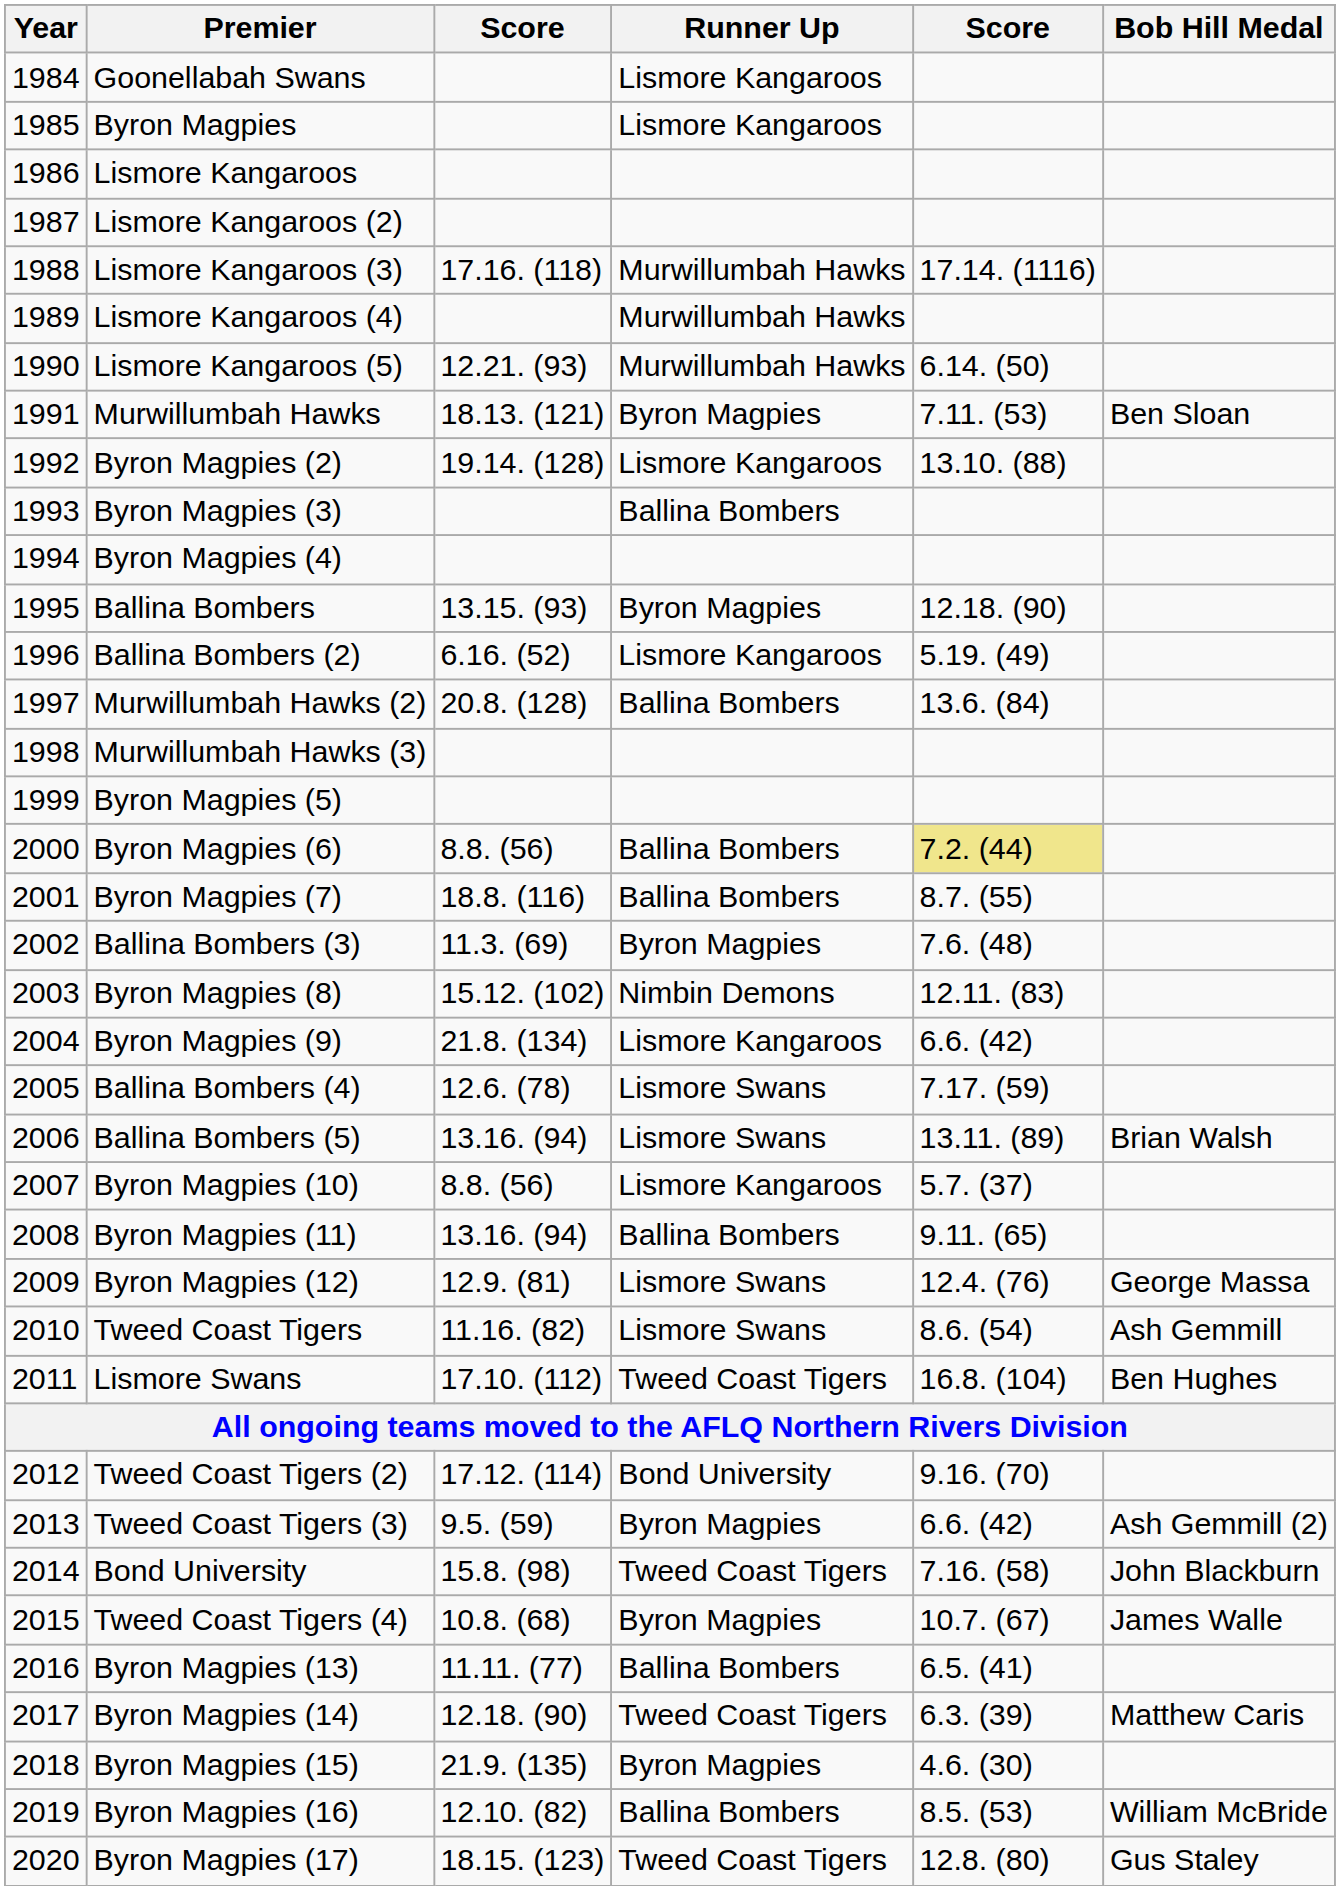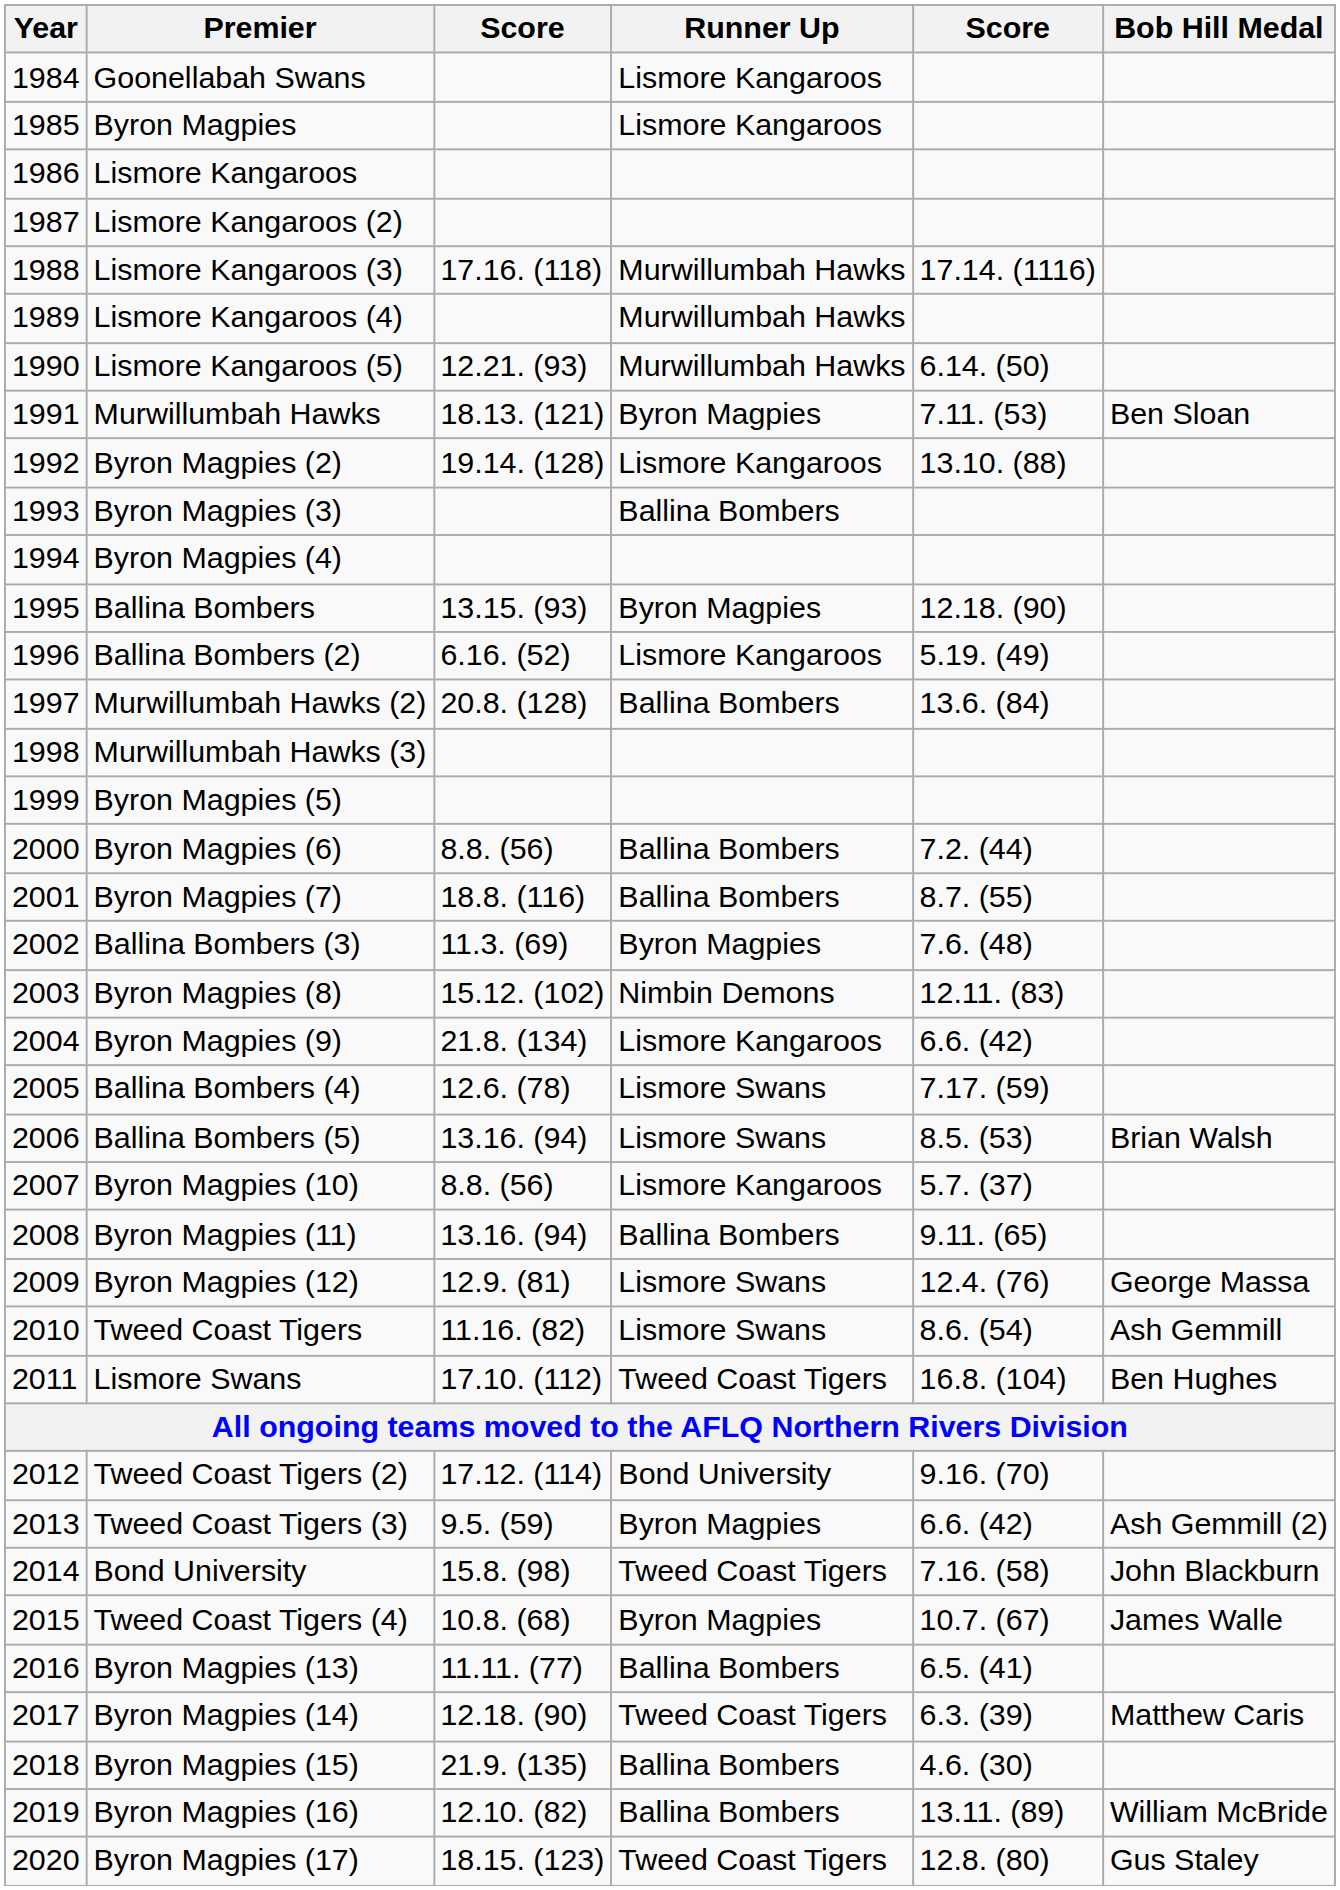(976, 848) khaki background -> (976, 848) no background
(992, 1137) 13.11. (89) -> (976, 1137) 8.5. (53)
(720, 1764) Byron Magpies -> (729, 1764) Ballina Bombers
(976, 1812) 8.5. (53) -> (992, 1812) 13.11. (89)
